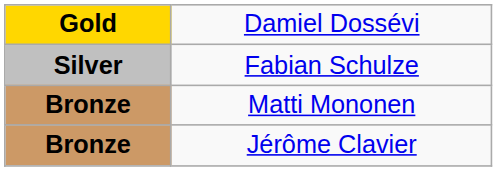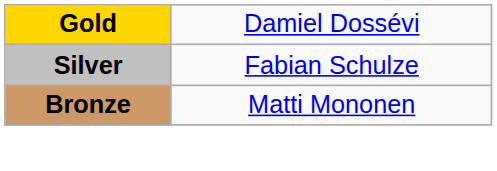- row: (332, 144)
